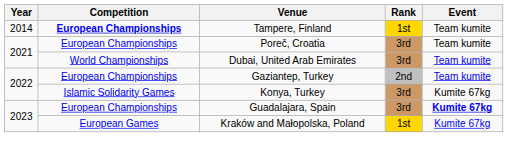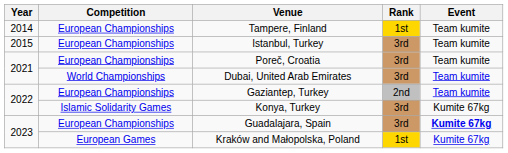(119, 29) bold -> (116, 29) normal
+ row: (288, 45)
